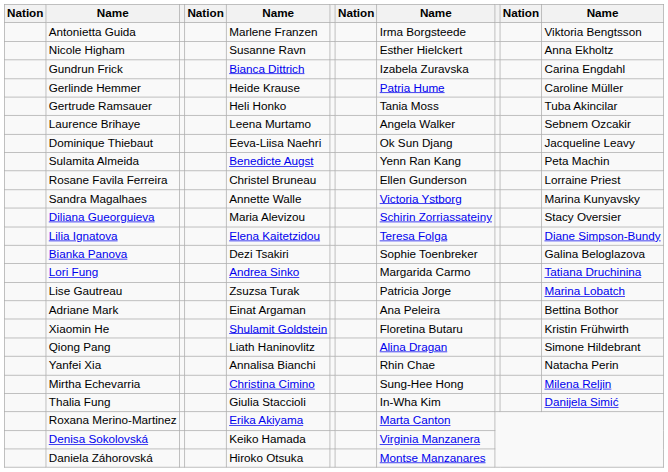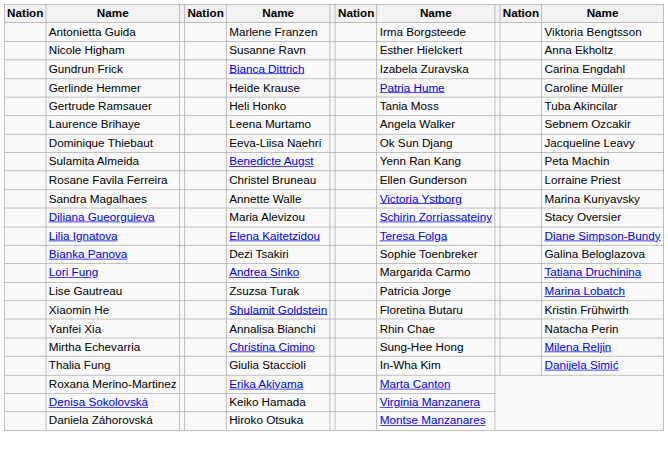- row: (84, 310)
- row: (80, 347)
